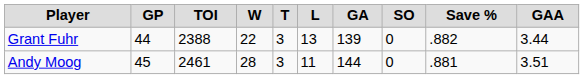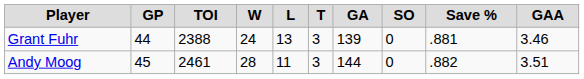columns swapped: (315, 16) <-> (285, 16)
(248, 39) 22 -> (248, 39) 24
(444, 39) .882 -> (444, 39) .881
(535, 39) 3.44 -> (535, 39) 3.46
(444, 62) .881 -> (444, 62) .882
